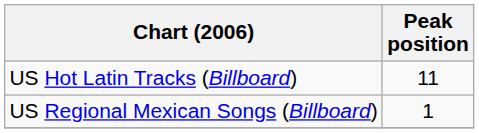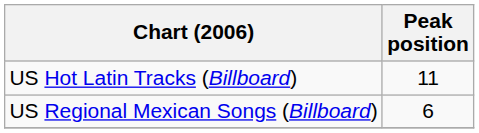(428, 111) 1 -> (428, 111) 6
